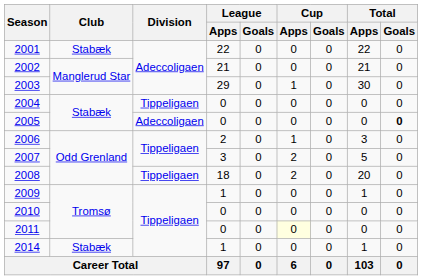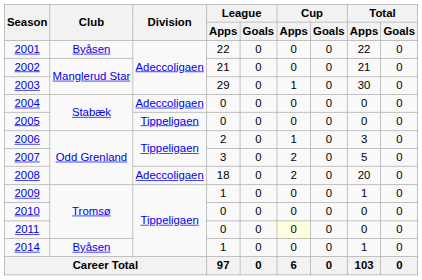(91, 49) Stabæk -> (91, 49) Byåsen
(170, 103) Tippeligaen -> (170, 103) Adeccoligaen
(170, 121) Adeccoligaen -> (170, 121) Tippeligaen
(399, 121) bold -> (399, 121) normal
(170, 175) Tippeligaen -> (170, 175) Adeccoligaen
(91, 247) Stabæk -> (91, 247) Byåsen
